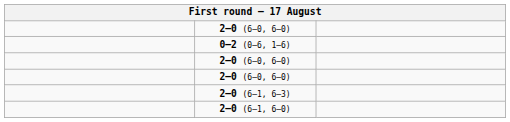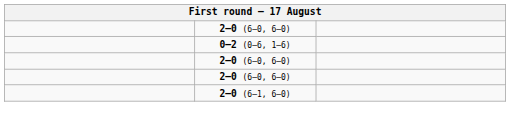- row: (99, 93)
